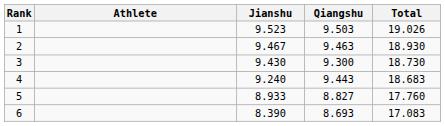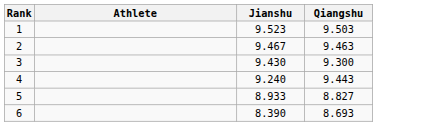- column: (407, 13)
